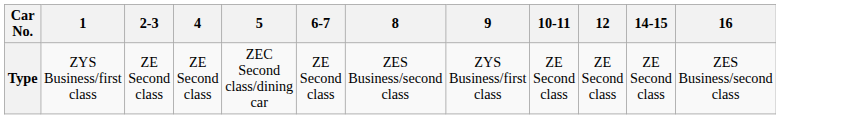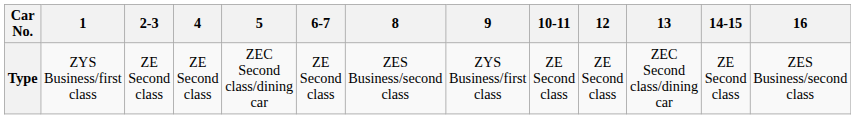+ column: (664, 23)
